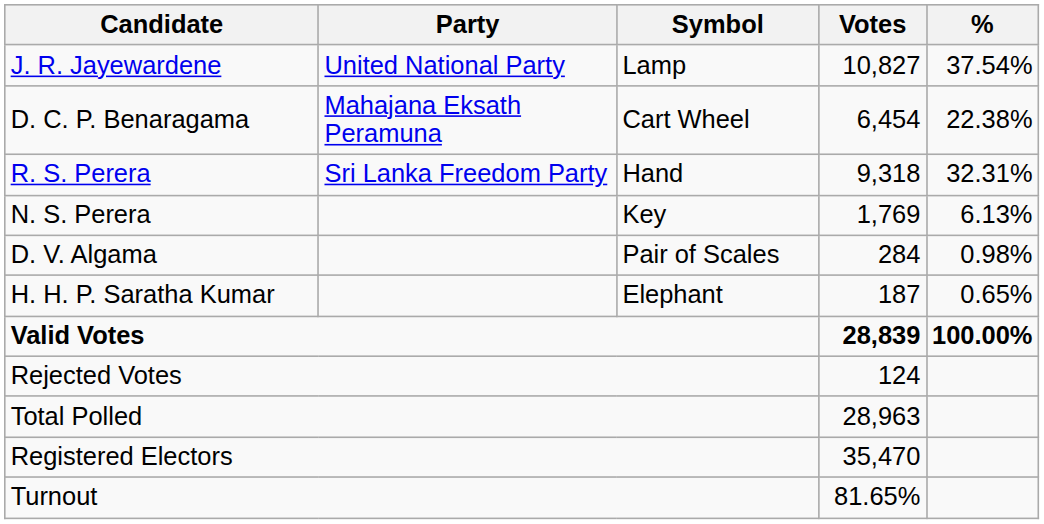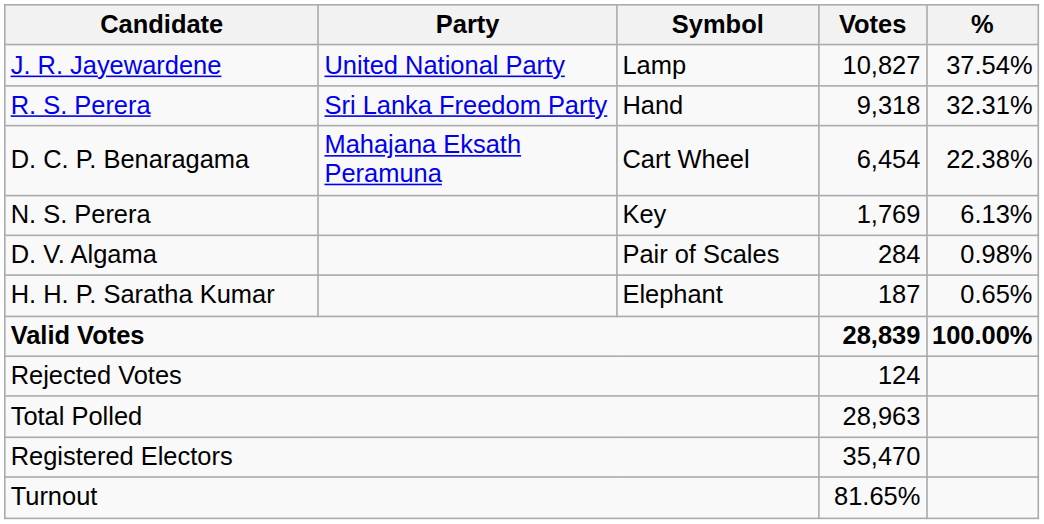rows swapped: (81, 174) <-> (130, 119)
